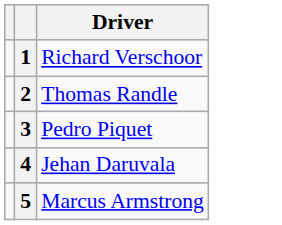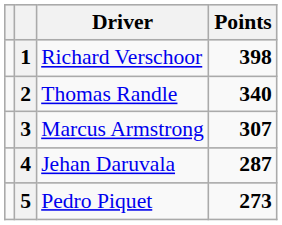+ column: (243, 21)
(97, 128) Pedro Piquet -> (123, 128) Marcus Armstrong
(123, 200) Marcus Armstrong -> (97, 200) Pedro Piquet
